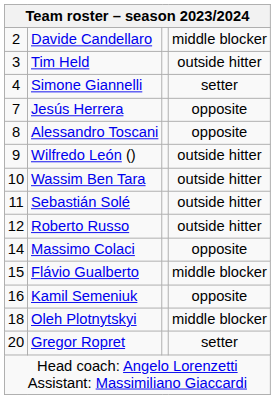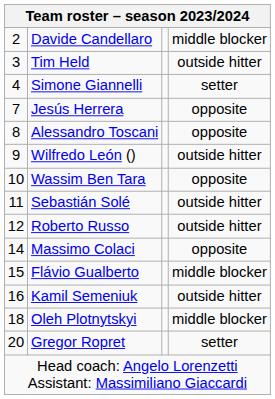(219, 179) outside hitter -> (219, 179) opposite
(219, 296) opposite -> (219, 296) outside hitter
